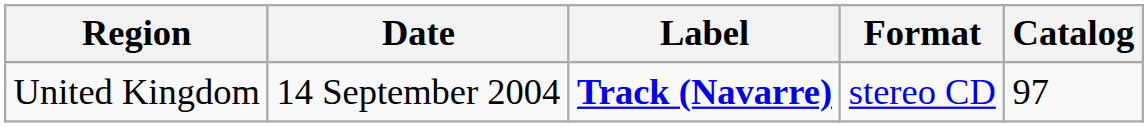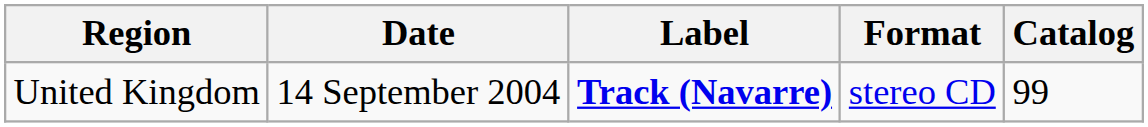(1031, 91) 97 -> (1031, 91) 99
